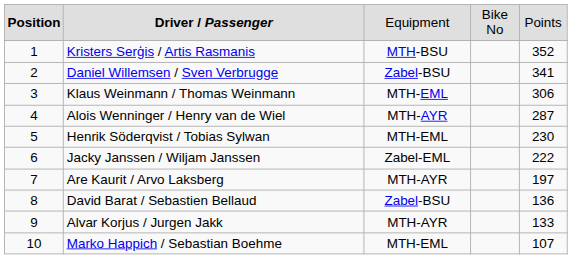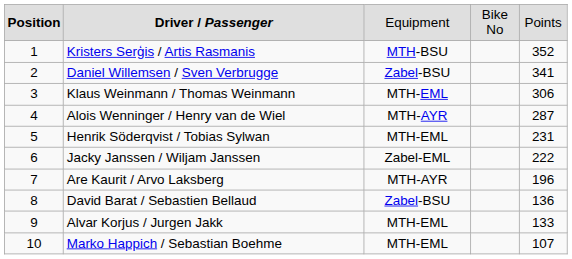(543, 136) 230 -> (543, 136) 231
(543, 179) 197 -> (543, 179) 196
(417, 222) MTH-AYR -> (417, 222) MTH-EML
